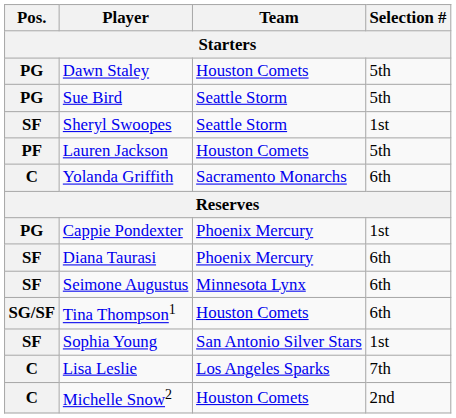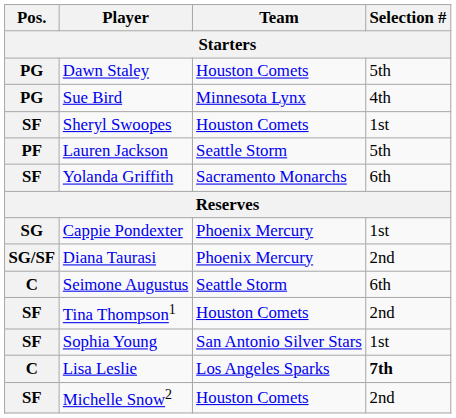(242, 97) Seattle Storm -> (251, 97) Minnesota Lynx
(380, 97) 5th -> (380, 97) 4th
(242, 124) Seattle Storm -> (252, 124) Houston Comets
(252, 151) Houston Comets -> (242, 151) Seattle Storm
(32, 177) C -> (32, 177) SF
(32, 230) PG -> (32, 230) SG
(32, 257) SF -> (32, 257) SG/SF
(380, 257) 6th -> (382, 257) 2nd
(32, 284) SF -> (32, 284) C
(251, 284) Minnesota Lynx -> (242, 284) Seattle Storm
(32, 313) SG/SF -> (32, 313) SF
(380, 313) 6th -> (382, 313) 2nd
(380, 368) normal -> (381, 368) bold
(32, 397) C -> (32, 397) SF
